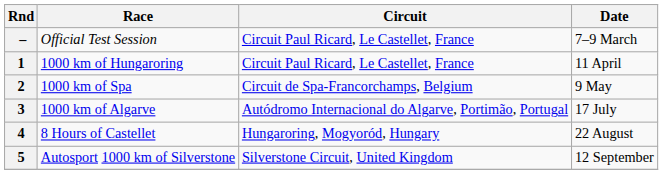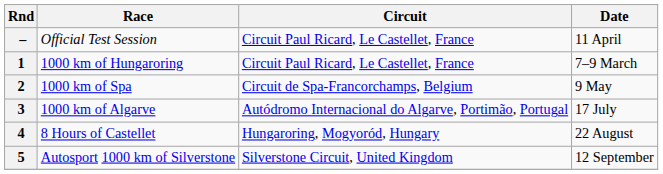(606, 39) 7–9 March -> (598, 39) 11 April
(598, 62) 11 April -> (606, 62) 7–9 March
